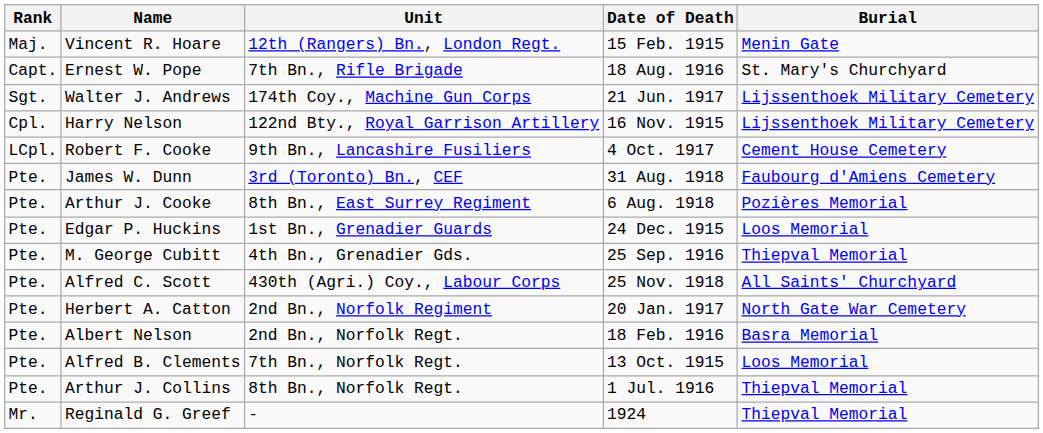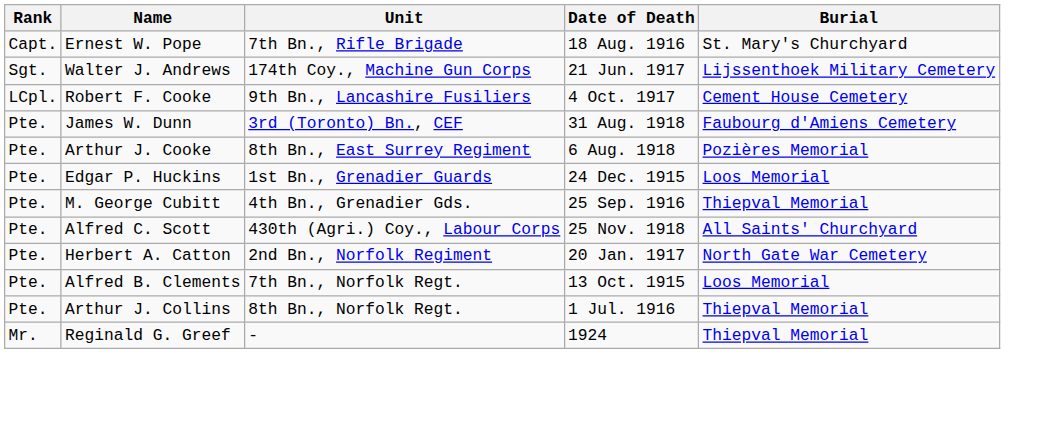- row: (143, 44)
- row: (124, 124)
- row: (128, 336)
